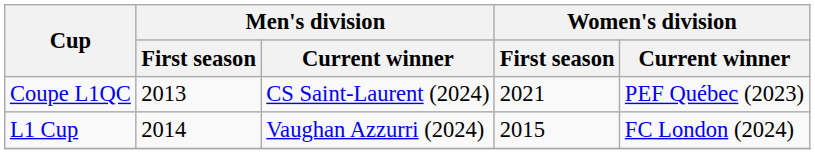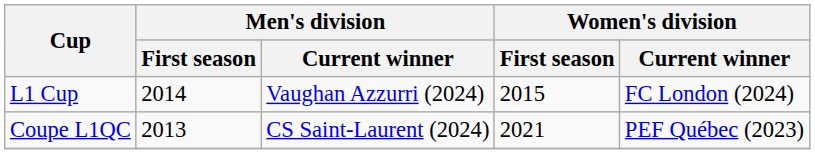rows swapped: (44, 129) <-> (70, 93)
